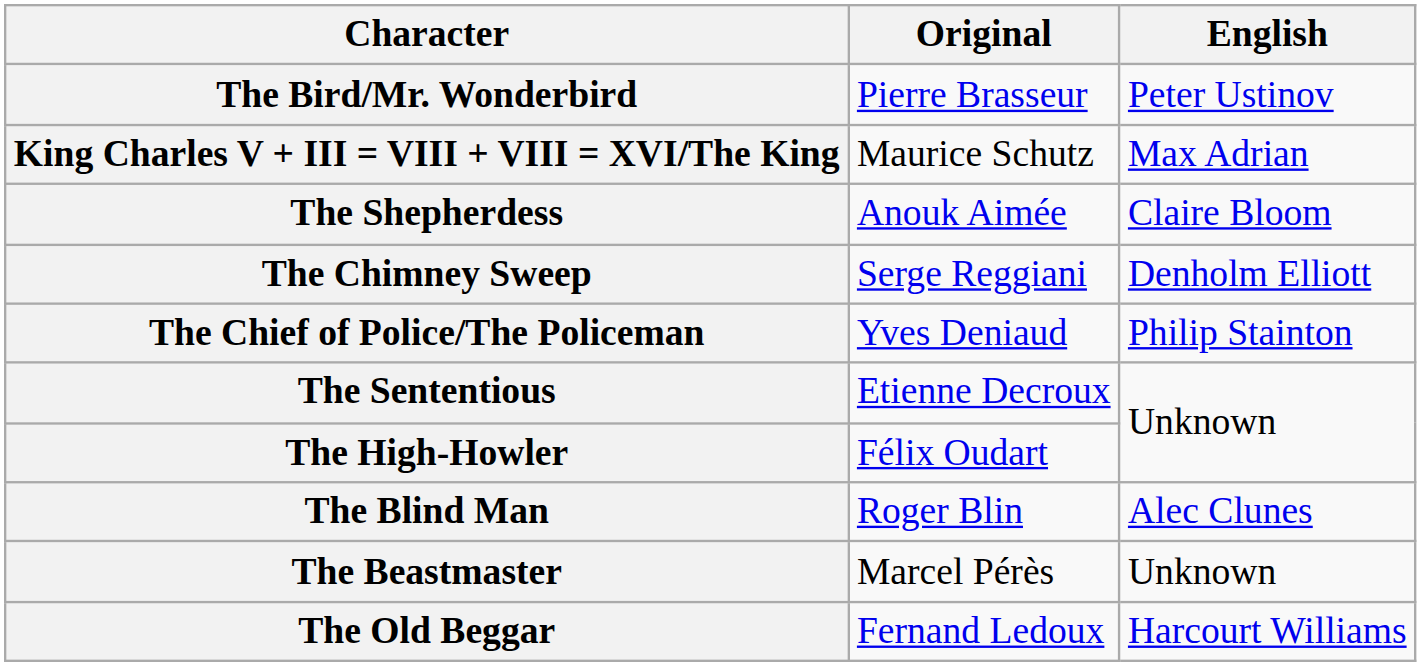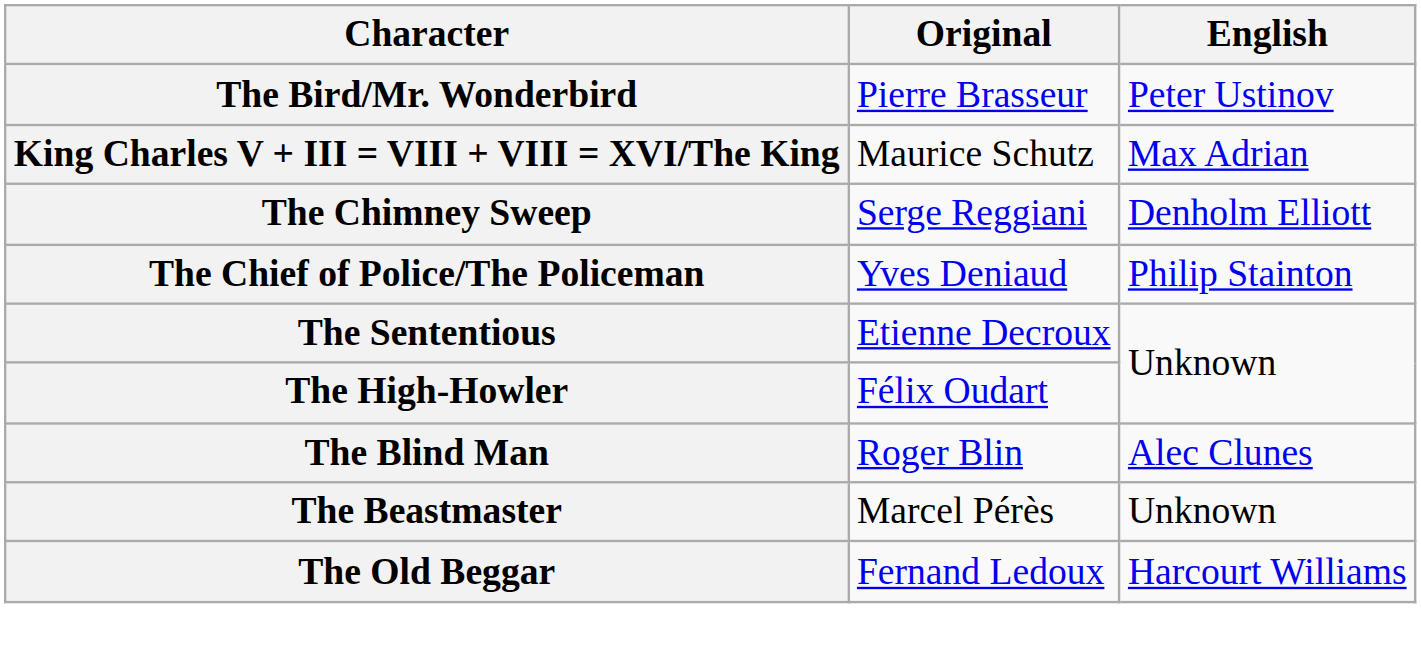- row: (427, 213)
